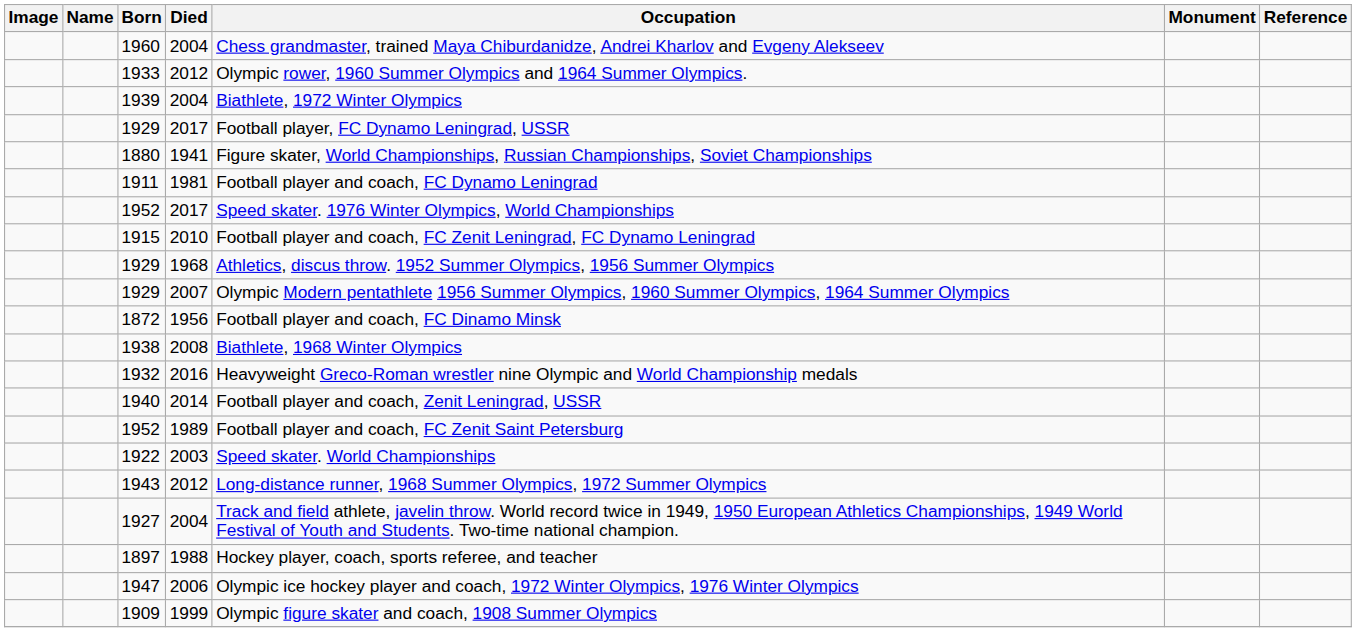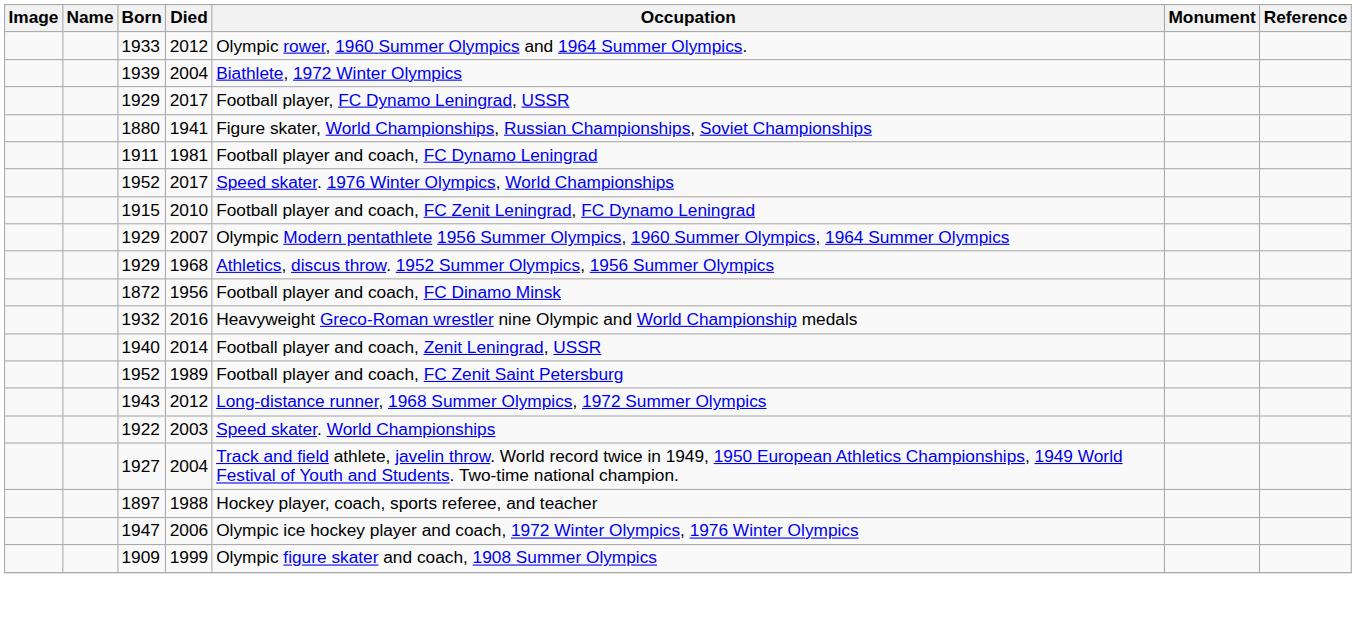- row: (141, 45)
rows swapped: (141, 264) <-> (141, 292)
- row: (141, 347)
rows swapped: (141, 456) <-> (141, 484)
